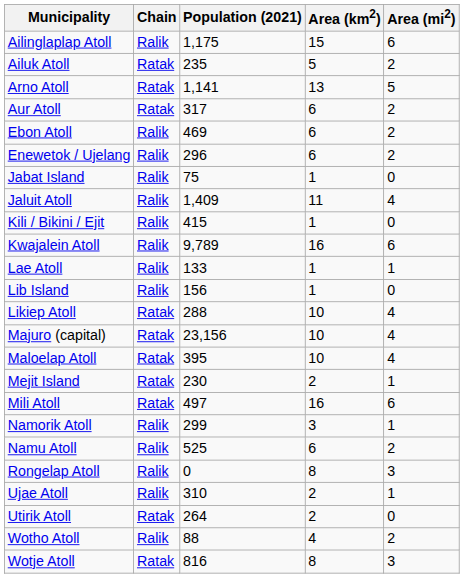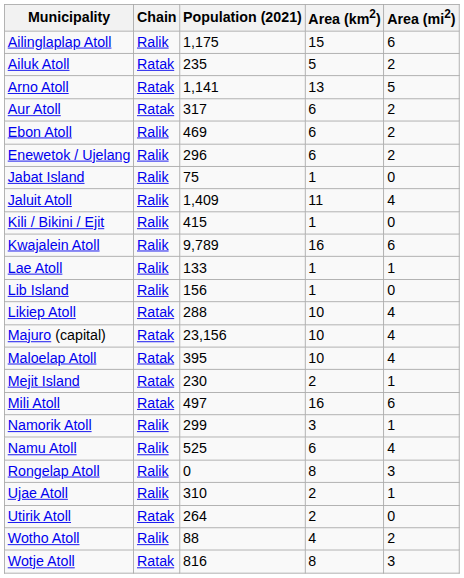(391, 448) 2 -> (391, 448) 4
